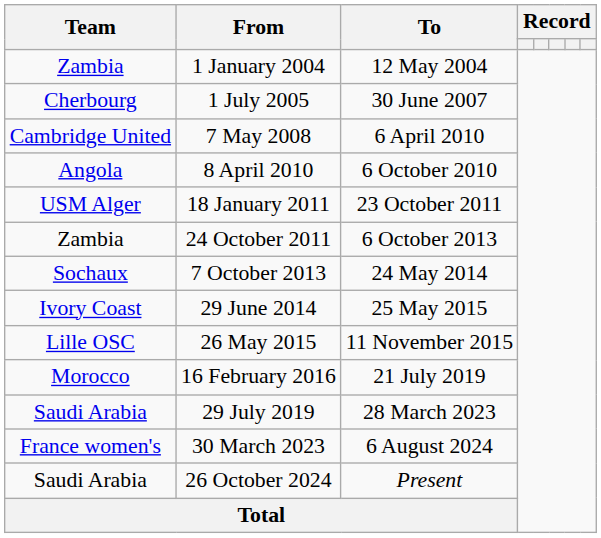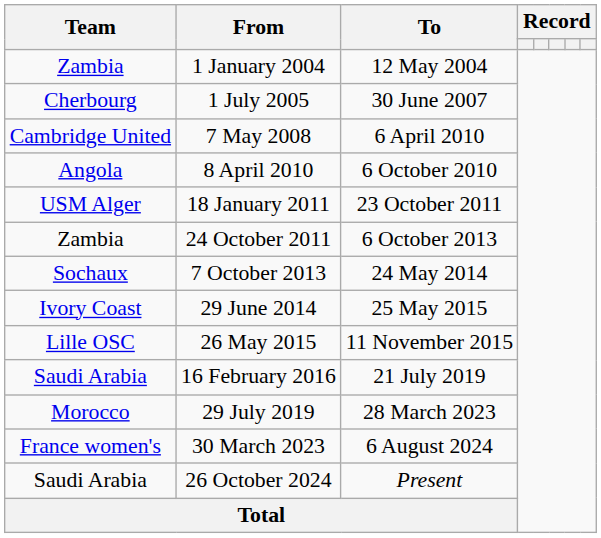(90, 376) Morocco -> (90, 376) Saudi Arabia
(90, 411) Saudi Arabia -> (90, 411) Morocco
